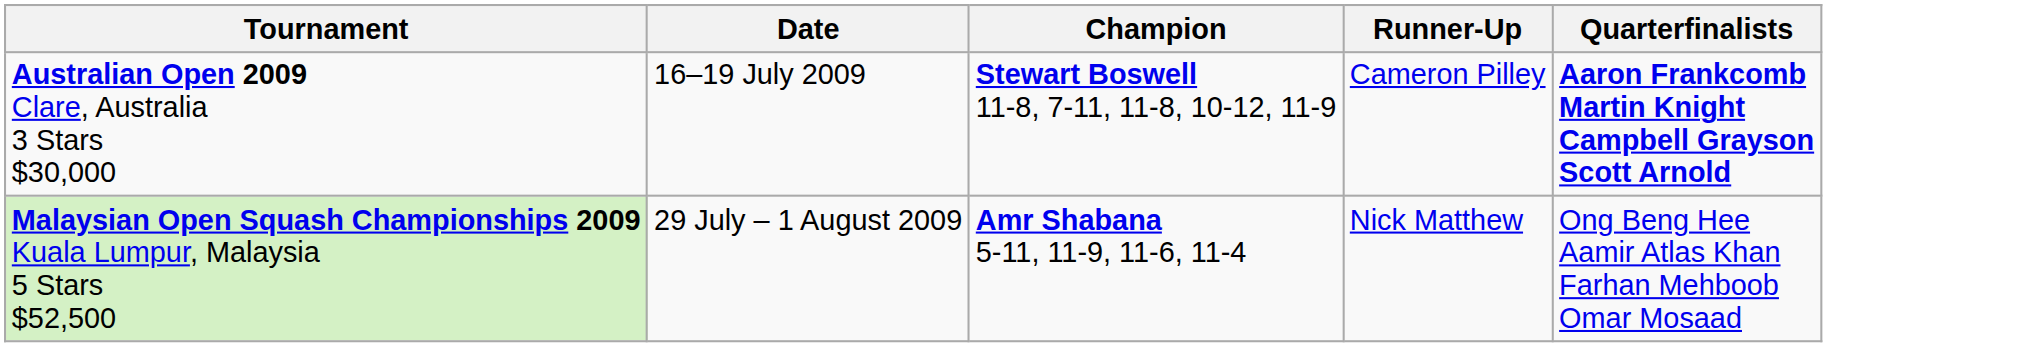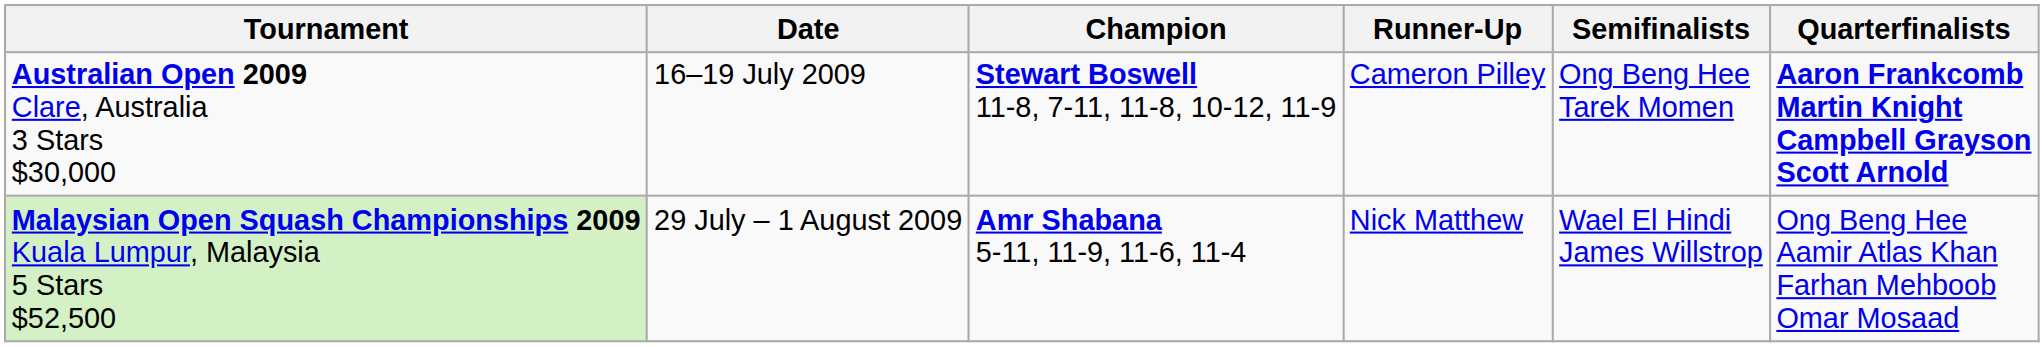+ column: (1661, 28)
